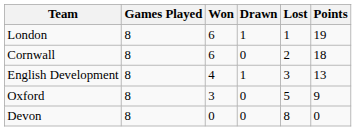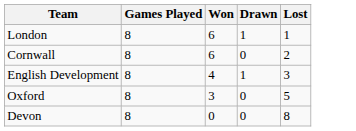- column: (331, 14)
